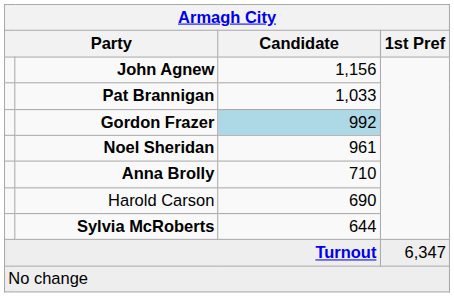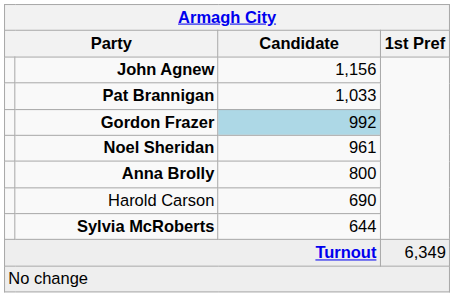(363, 174) 710 -> (363, 174) 800
(425, 252) 6,347 -> (425, 252) 6,349
